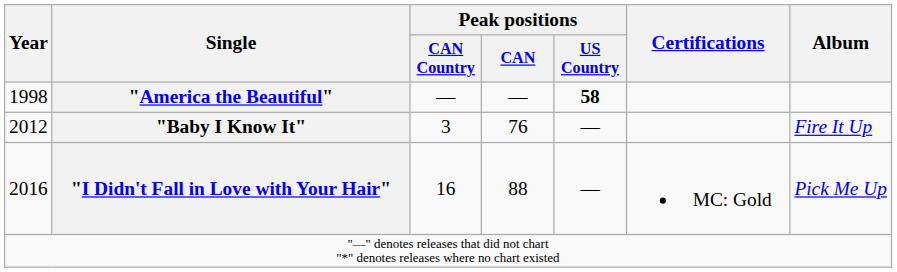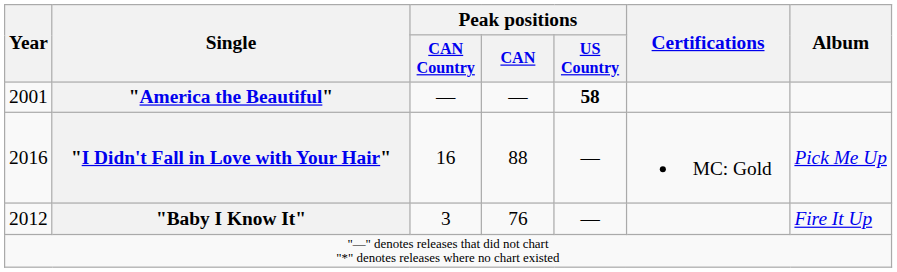(28, 96) 1998 -> (28, 96) 2001
rows swapped: (231, 127) <-> (231, 188)
